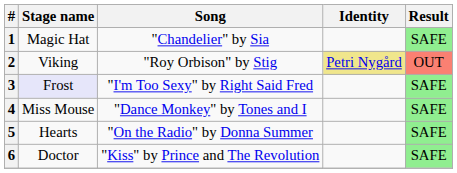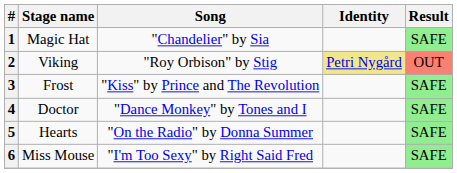(58, 86) lavender background -> (58, 86) no background
(210, 86) "I'm Too Sexy" by Right Said Fred -> (210, 86) "Kiss" by Prince and The Revolution
(58, 109) Miss Mouse -> (58, 109) Doctor
(58, 156) Doctor -> (58, 156) Miss Mouse
(210, 156) "Kiss" by Prince and The Revolution -> (210, 156) "I'm Too Sexy" by Right Said Fred
